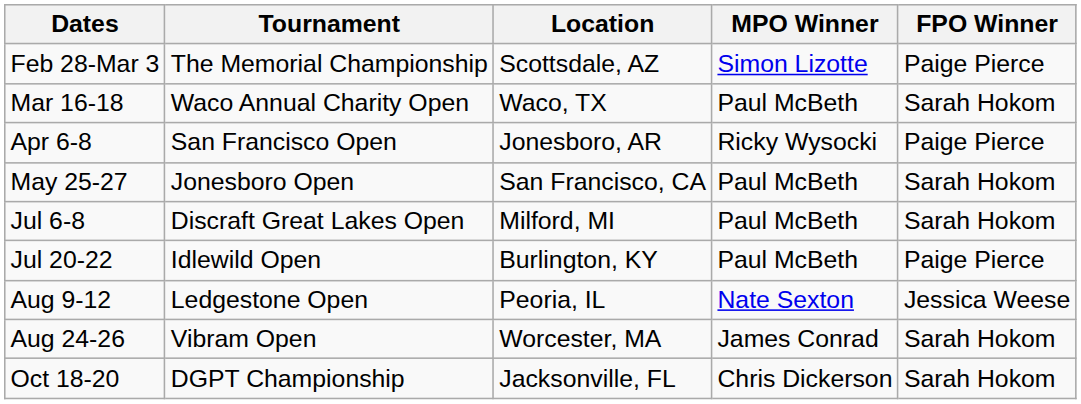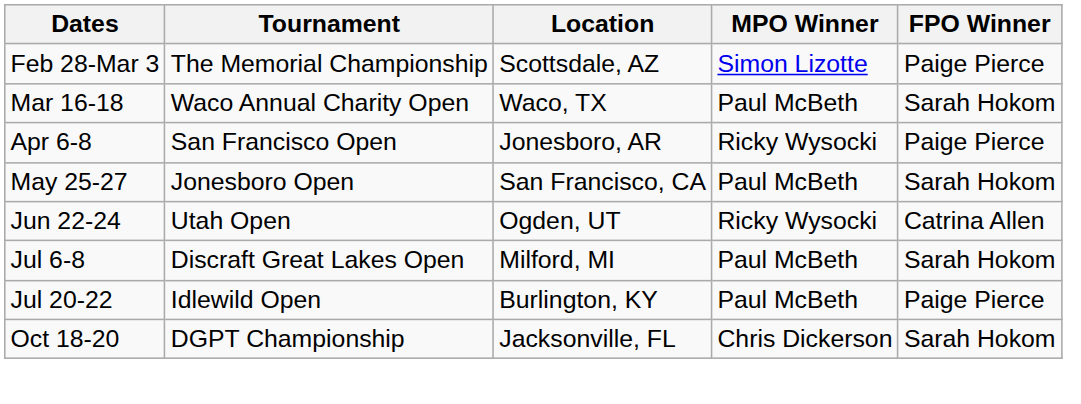+ row: (66, 220)
- row: (61, 299)
- row: (68, 338)
